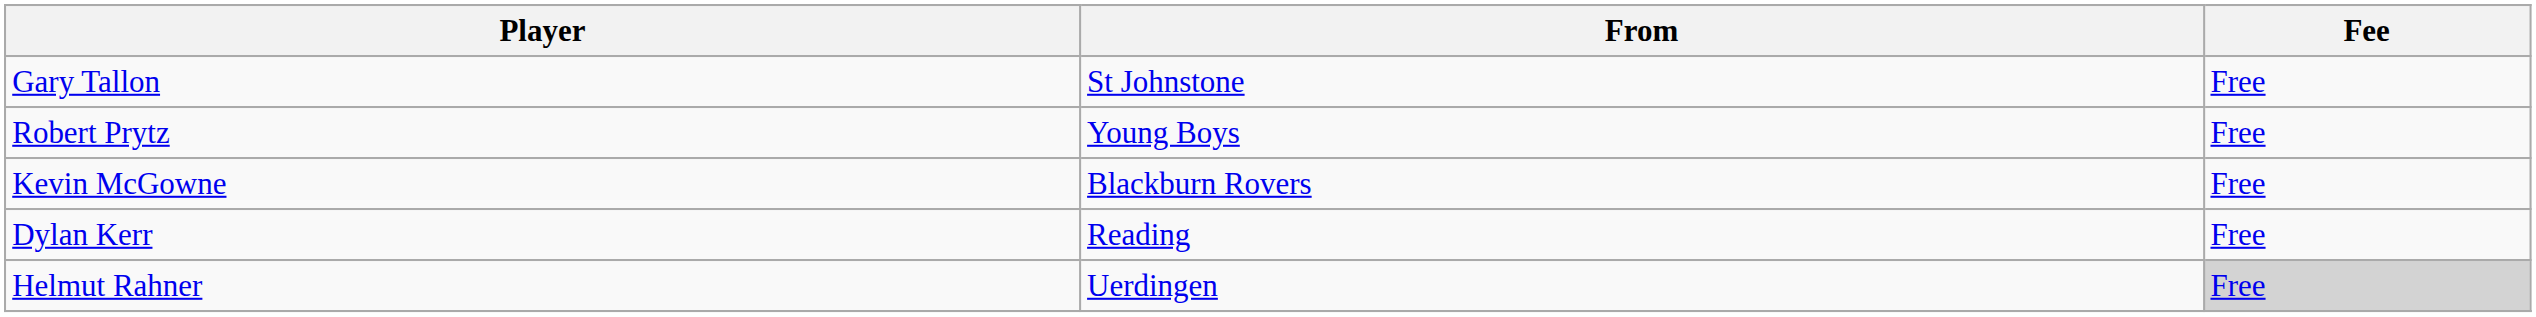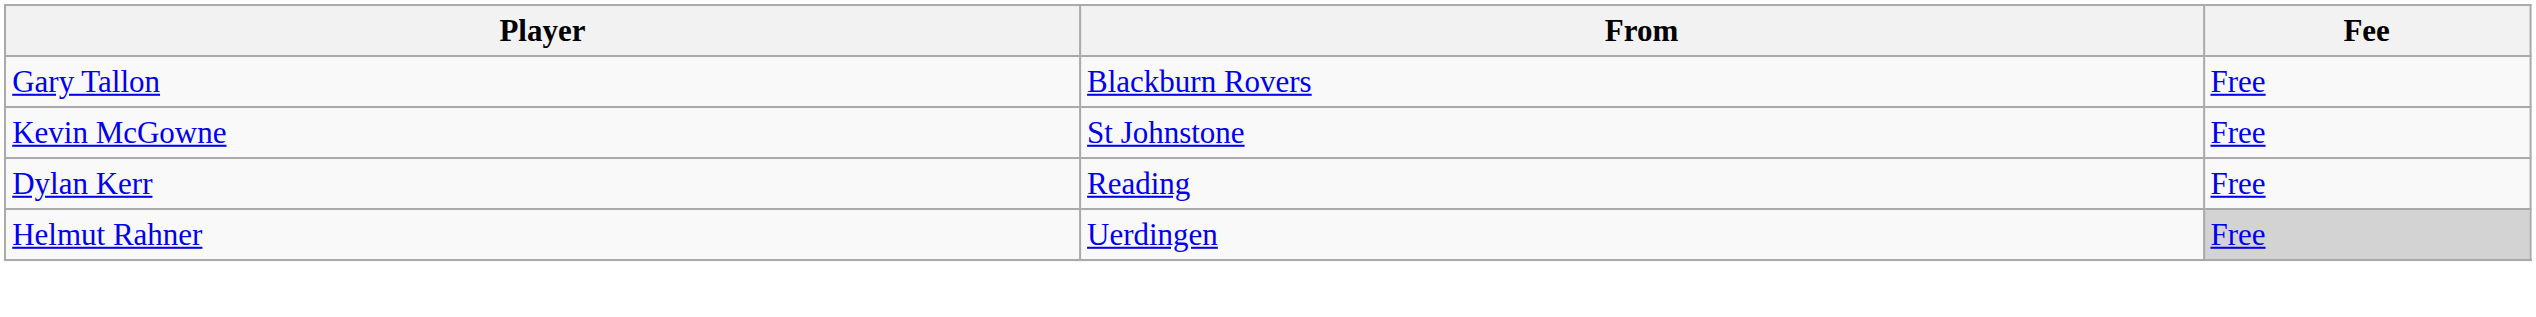(1166, 81) St Johnstone -> (1199, 81) Blackburn Rovers
- row: (91, 132)
(1199, 183) Blackburn Rovers -> (1166, 132) St Johnstone
